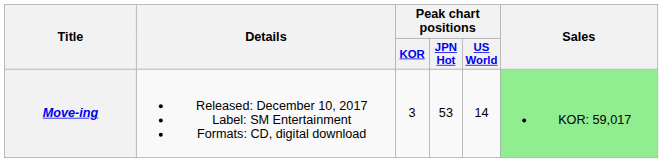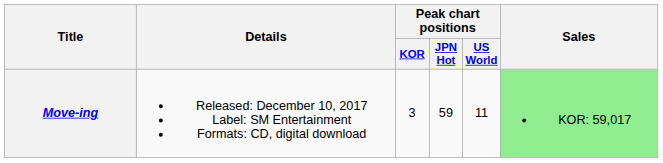(446, 113) 53 -> (446, 113) 59
(481, 113) 14 -> (481, 113) 11
